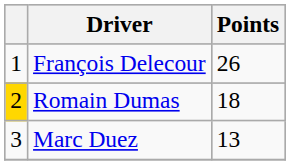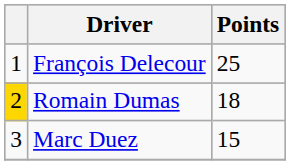(228, 62) 26 -> (228, 62) 25
(228, 140) 13 -> (228, 140) 15
